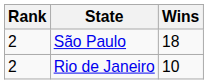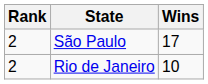(171, 41) 18 -> (171, 41) 17
